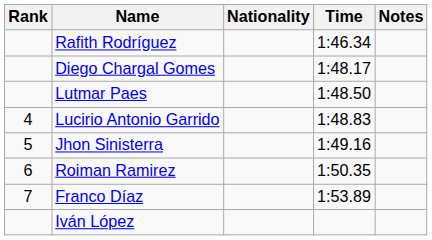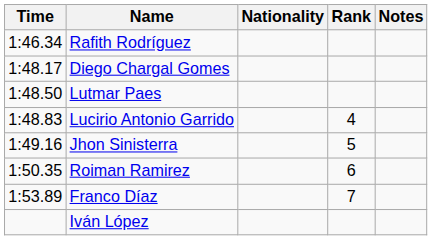columns swapped: (28, 17) <-> (344, 17)
